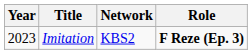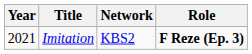(22, 37) 2023 -> (22, 37) 2021
